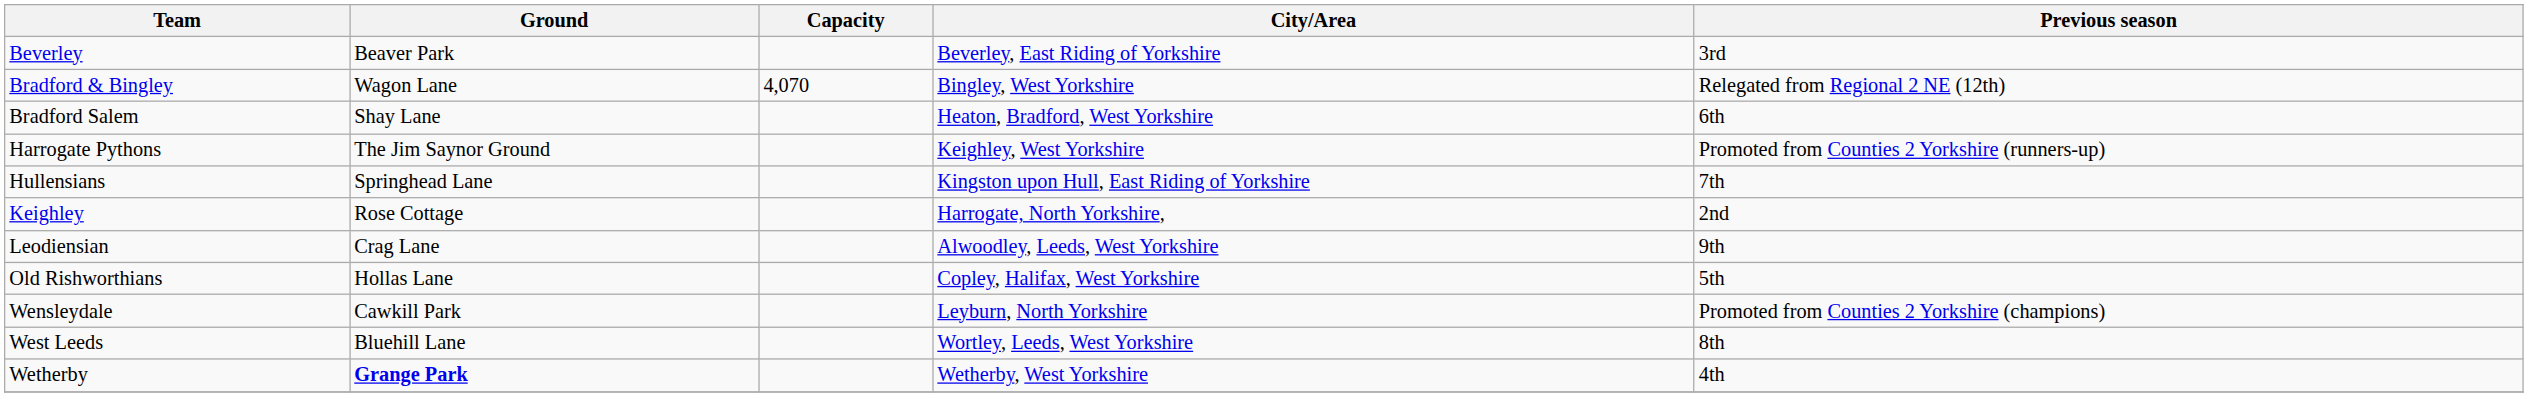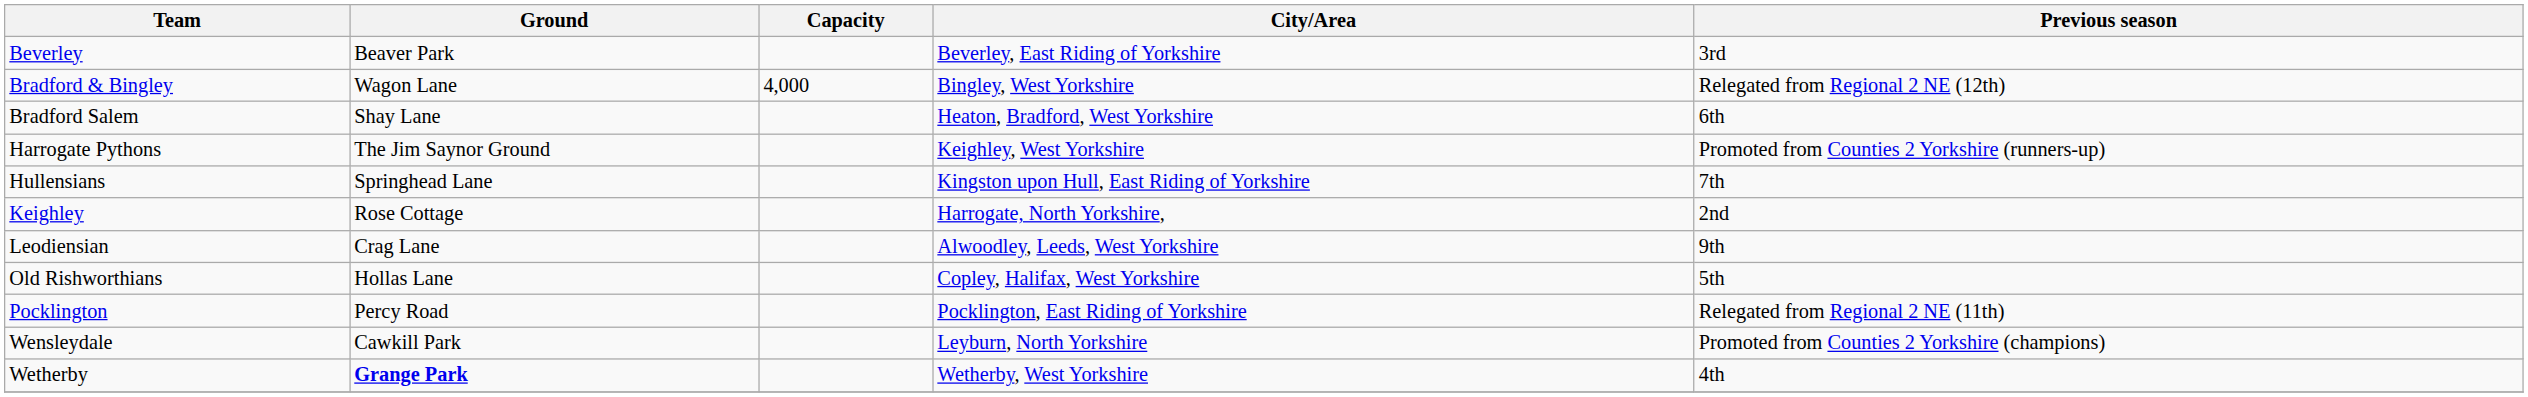(786, 85) 4,070 -> (786, 85) 4,000
+ row: (58, 310)
- row: (56, 342)
